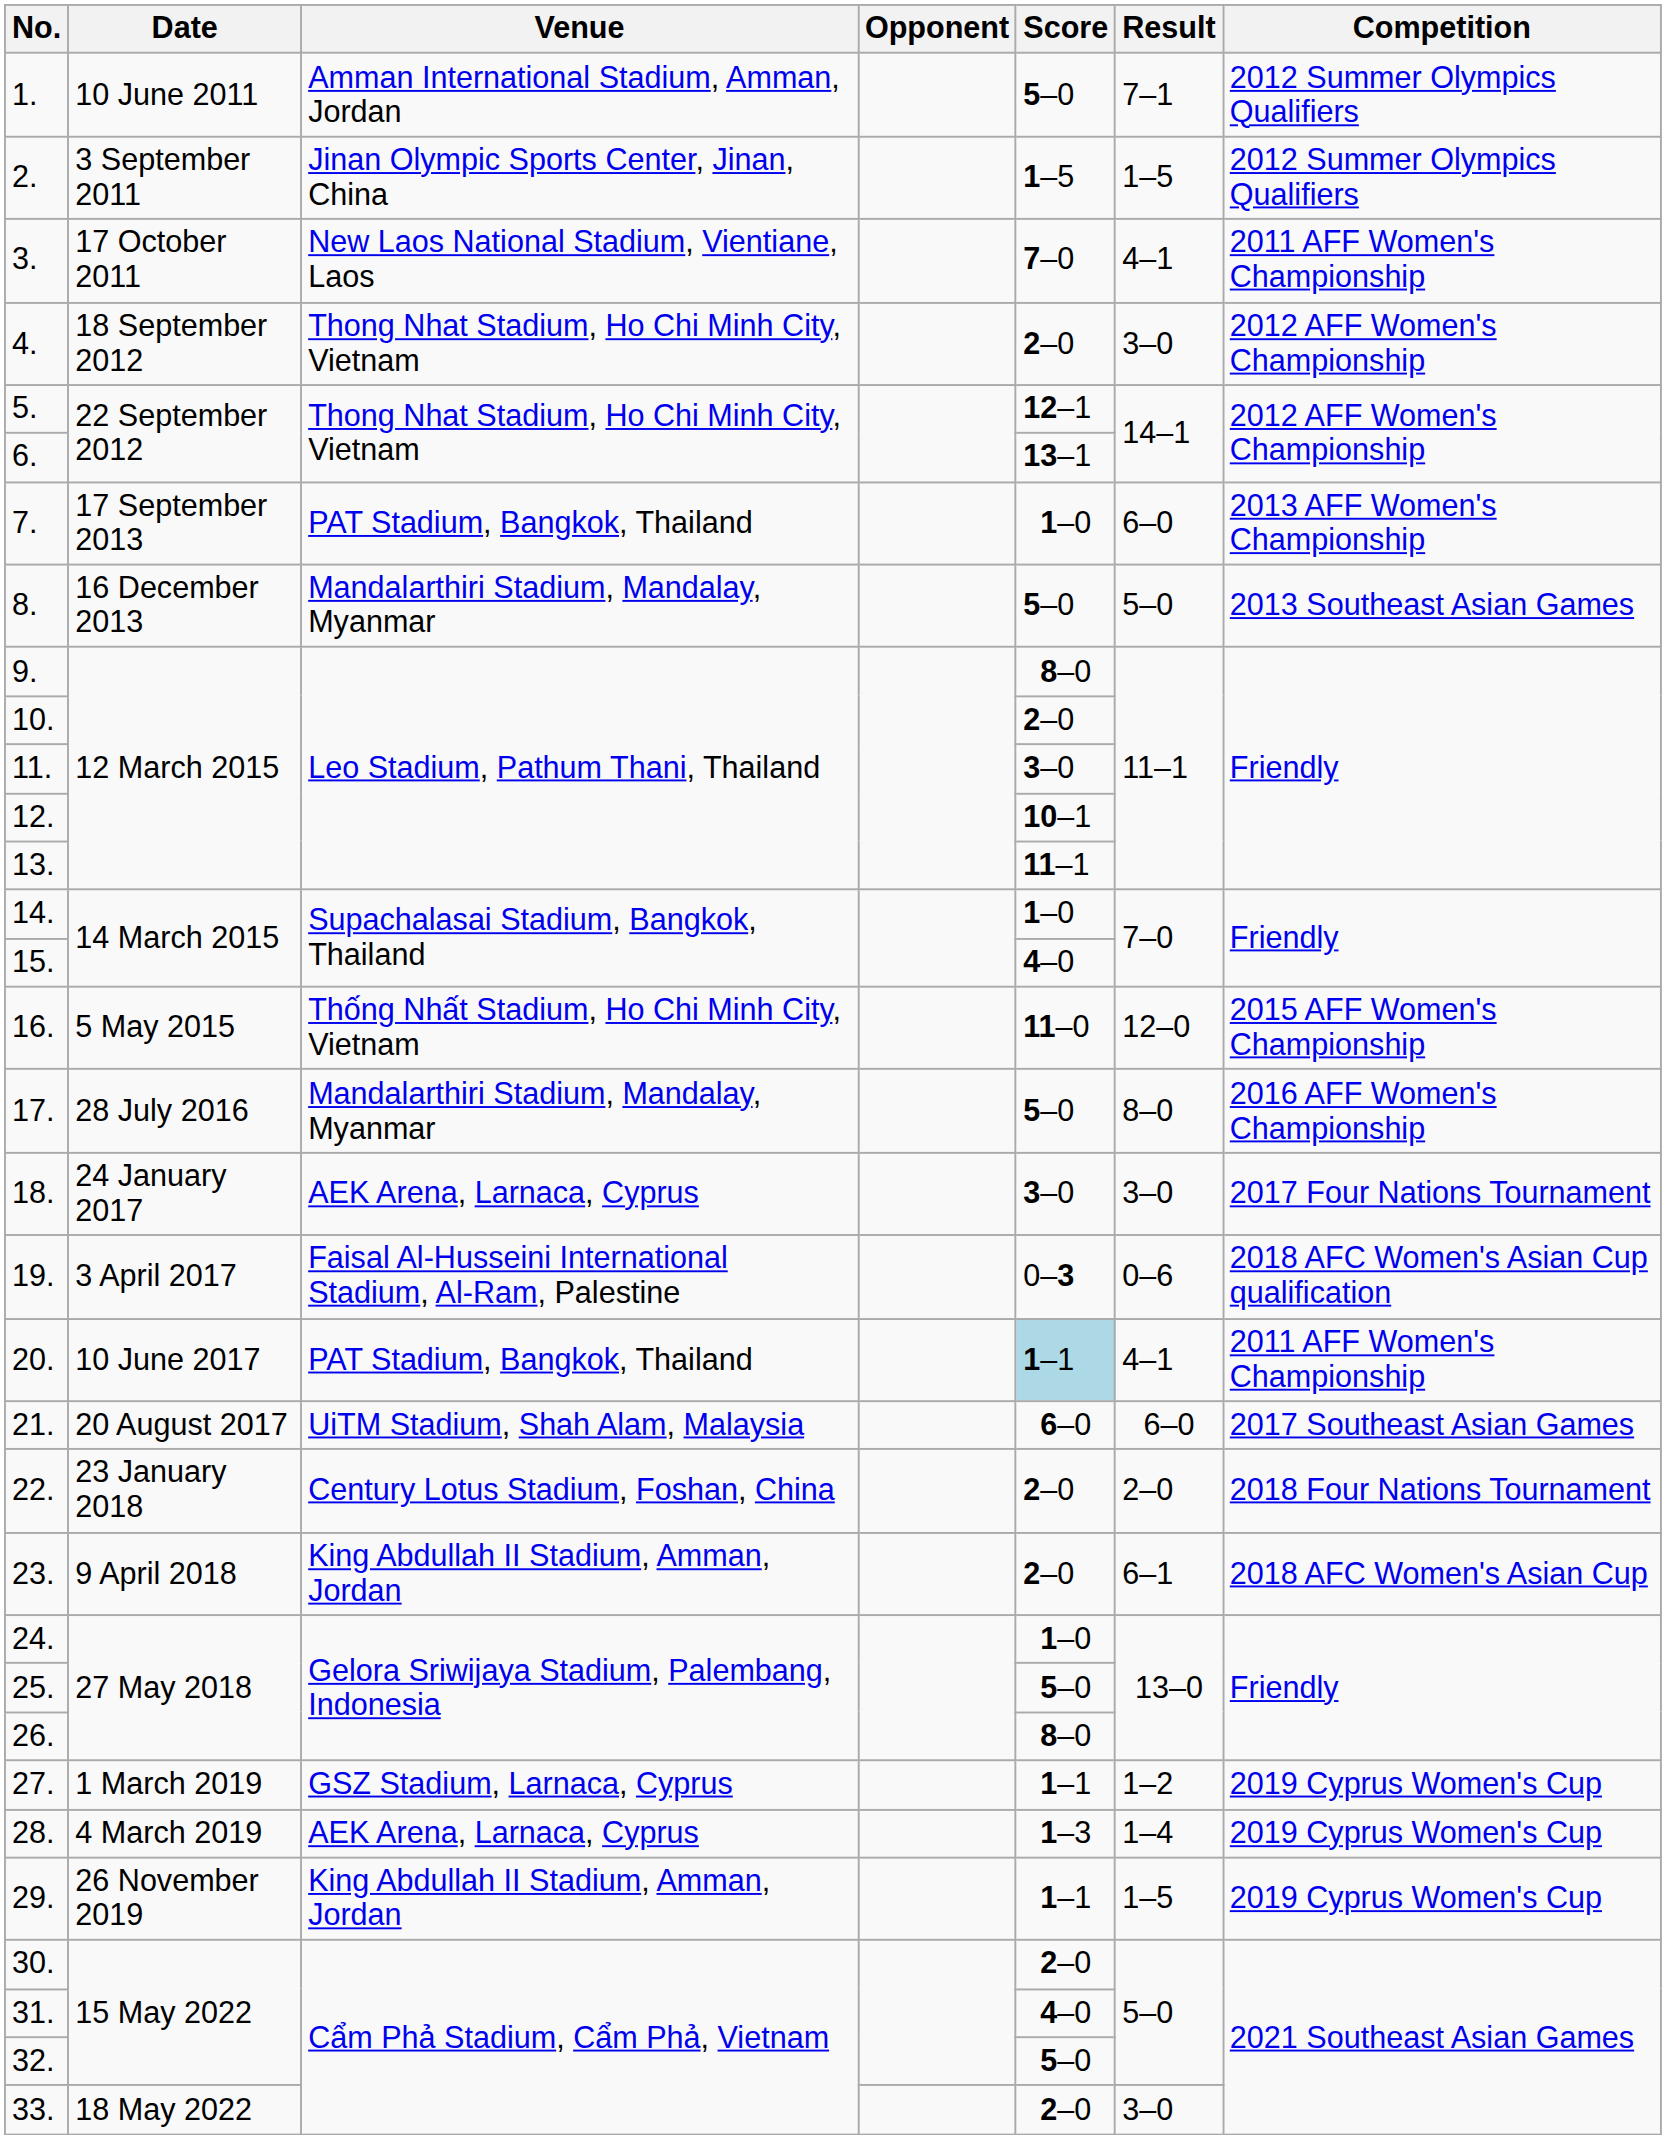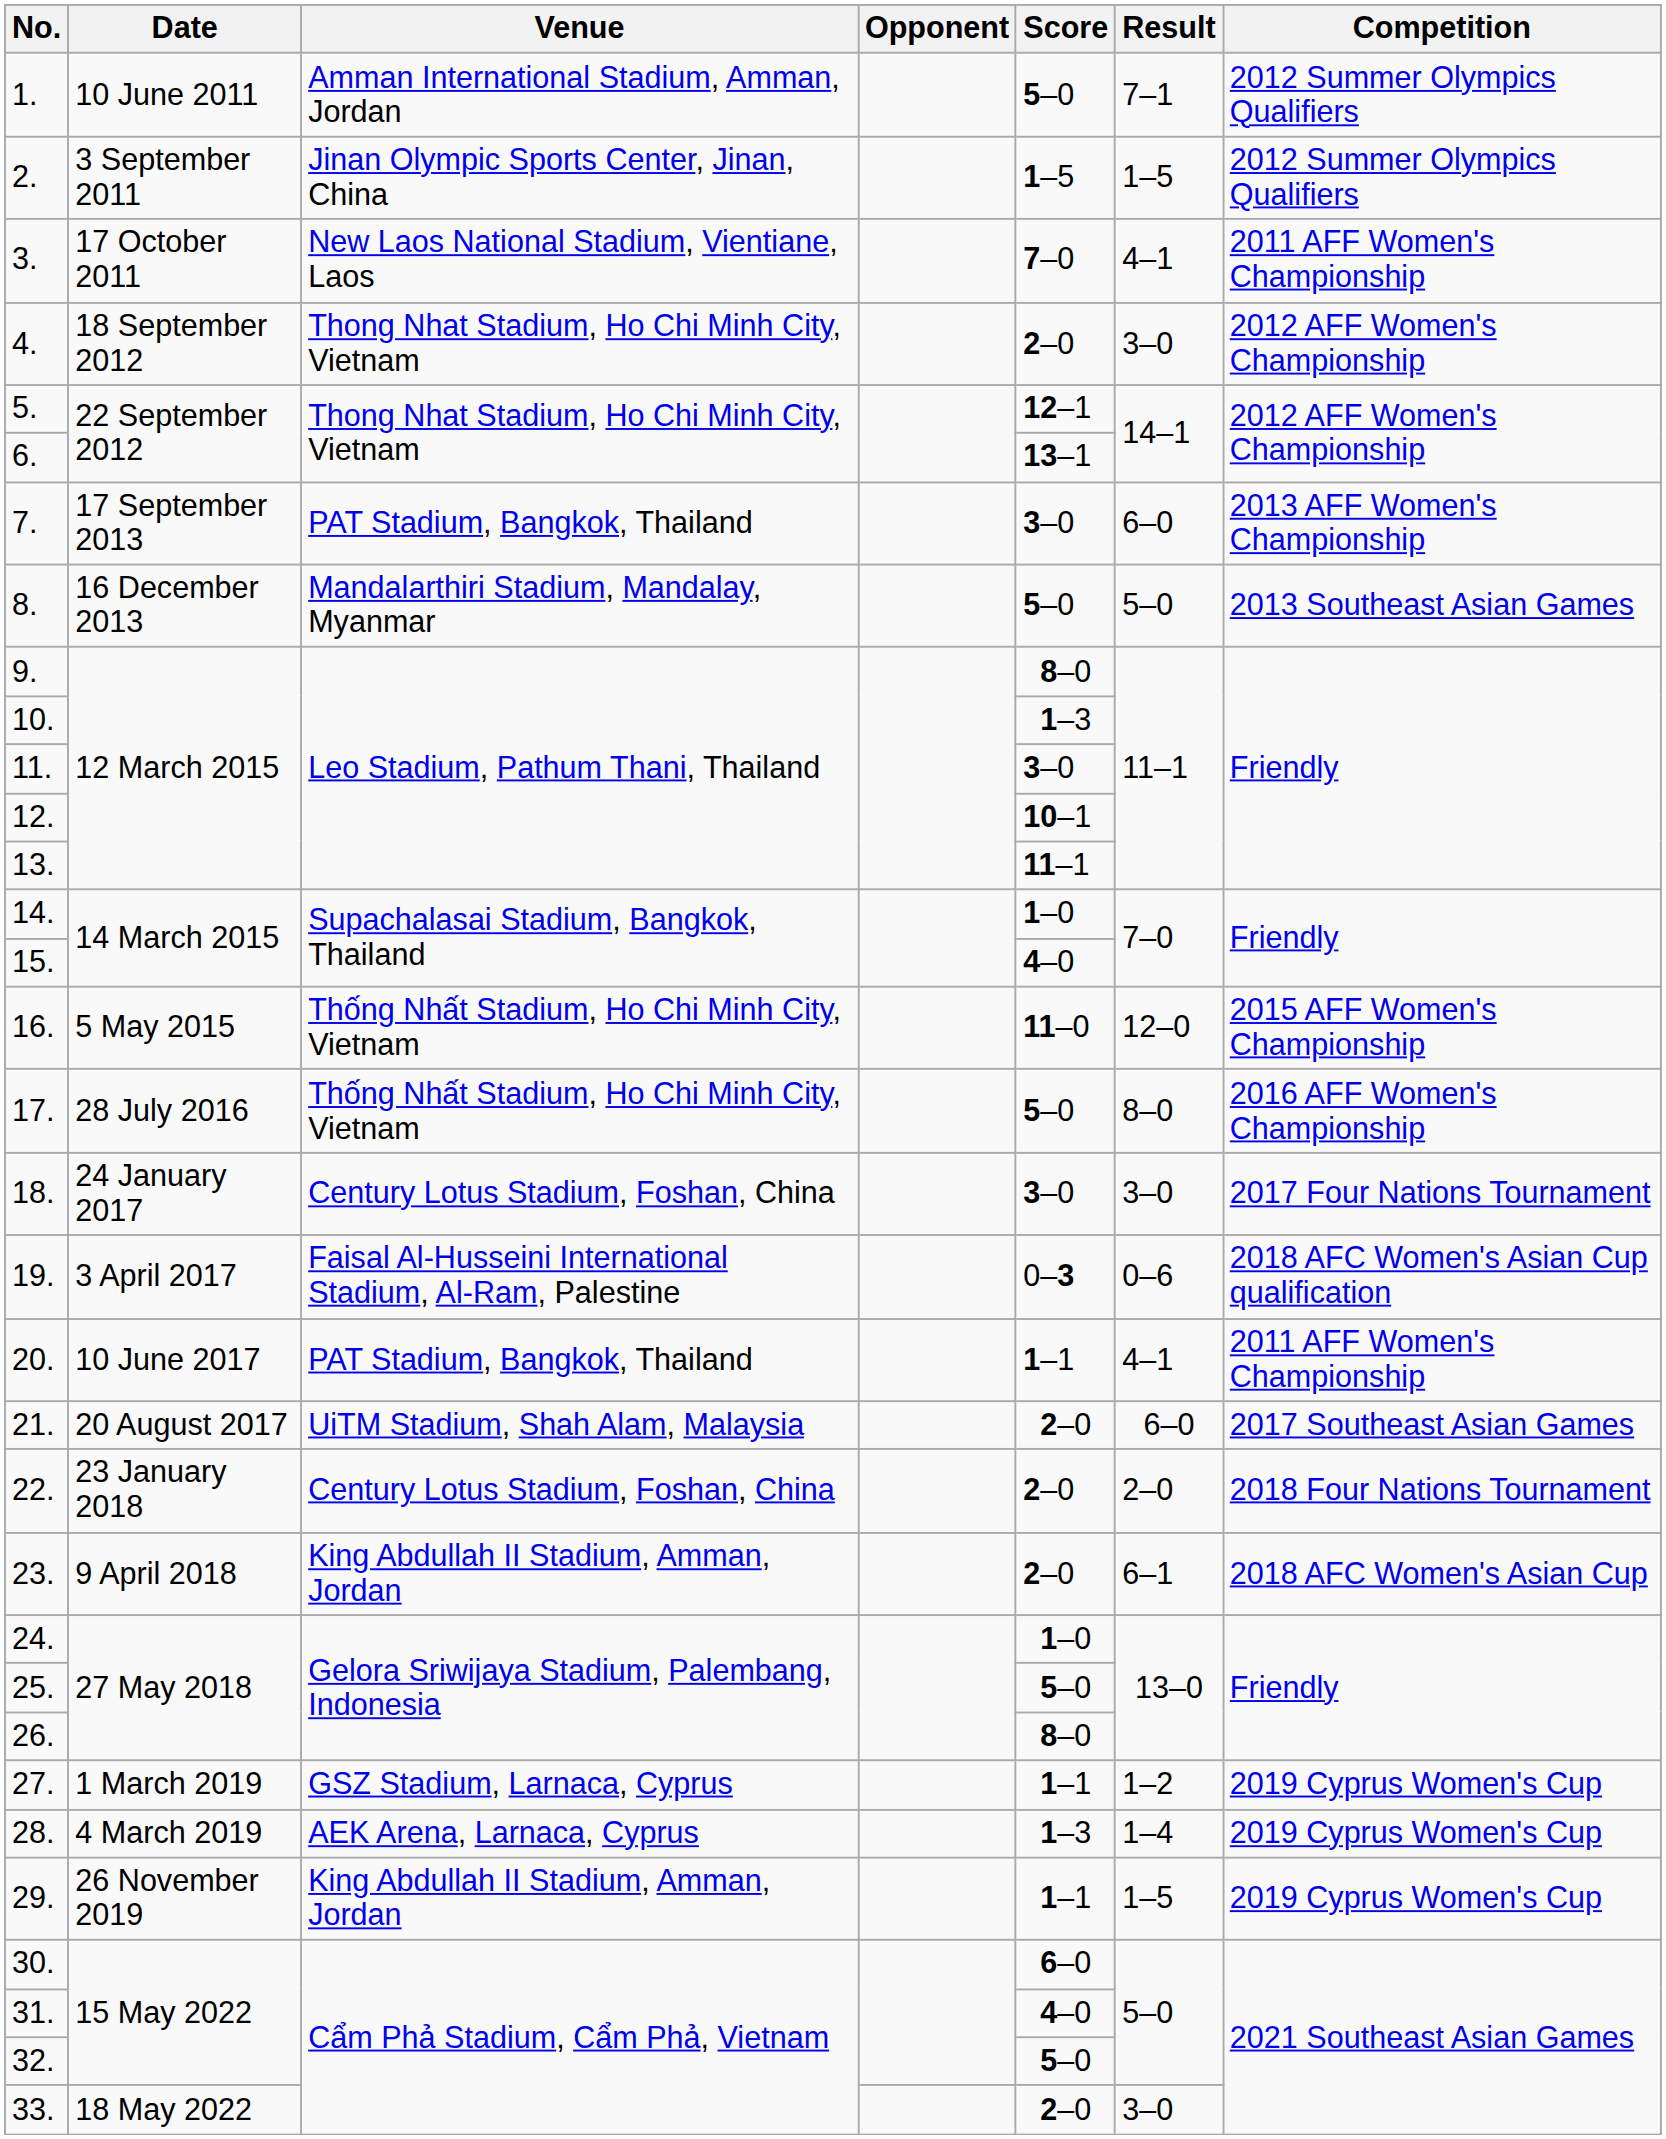(1066, 522) 1–0 -> (1049, 522) 3–0
(1049, 719) 2–0 -> (1066, 719) 1–3
(535, 1110) Mandalarthiri Stadium, Mandalay, Myanmar -> (575, 1110) Thống Nhất Stadium, Ho Chi Minh City, Vietnam
(504, 1193) AEK Arena, Larnaca, Cyprus -> (571, 1193) Century Lotus Stadium, Foshan, China
(1049, 1359) lightblue background -> (1049, 1359) no background
(1066, 1424) 6–0 -> (1066, 1424) 2–0
(1066, 1964) 2–0 -> (1066, 1964) 6–0
